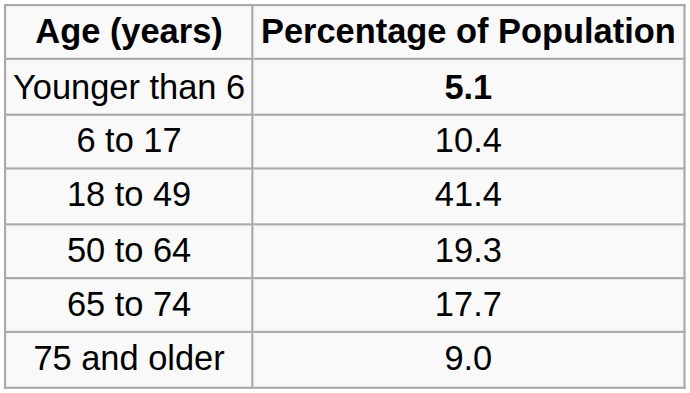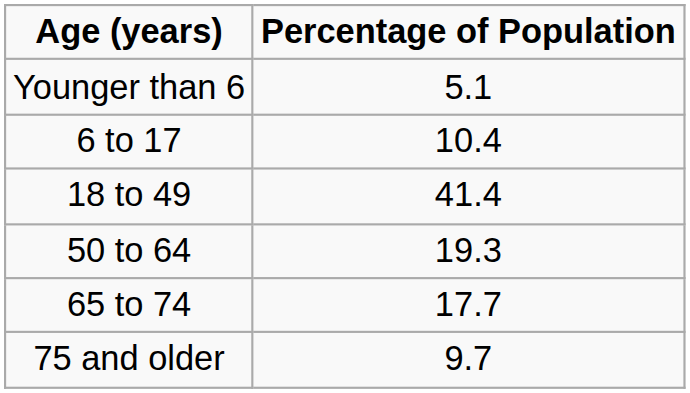(468, 86) bold -> (468, 86) normal
(468, 359) 9.0 -> (468, 359) 9.7
